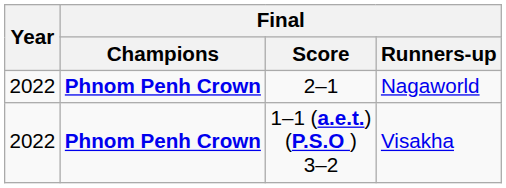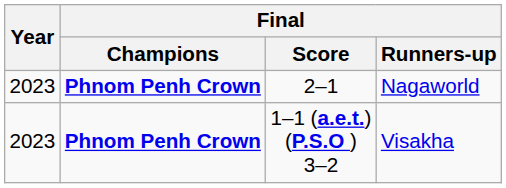(32, 86) 2022 -> (32, 86) 2023
(32, 142) 2022 -> (32, 142) 2023
